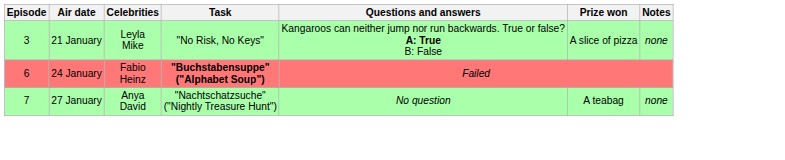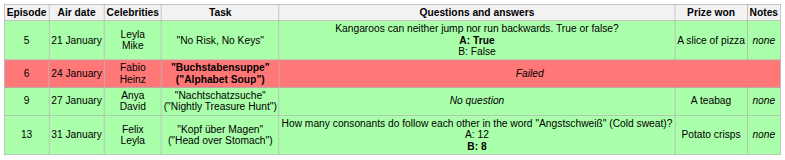(27, 40) 3 -> (27, 40) 5
(27, 101) 7 -> (27, 101) 9
+ row: (77, 135)
